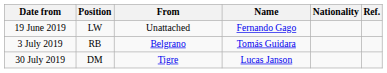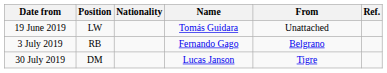columns swapped: (336, 12) <-> (168, 12)
(266, 28) Fernando Gago -> (209, 28) Tomás Guidara
(266, 44) Tomás Guidara -> (209, 44) Fernando Gago
